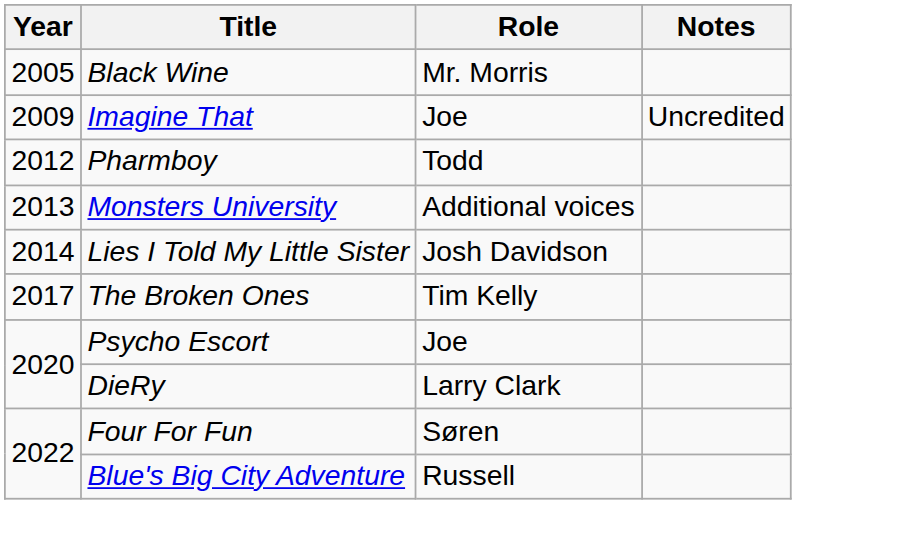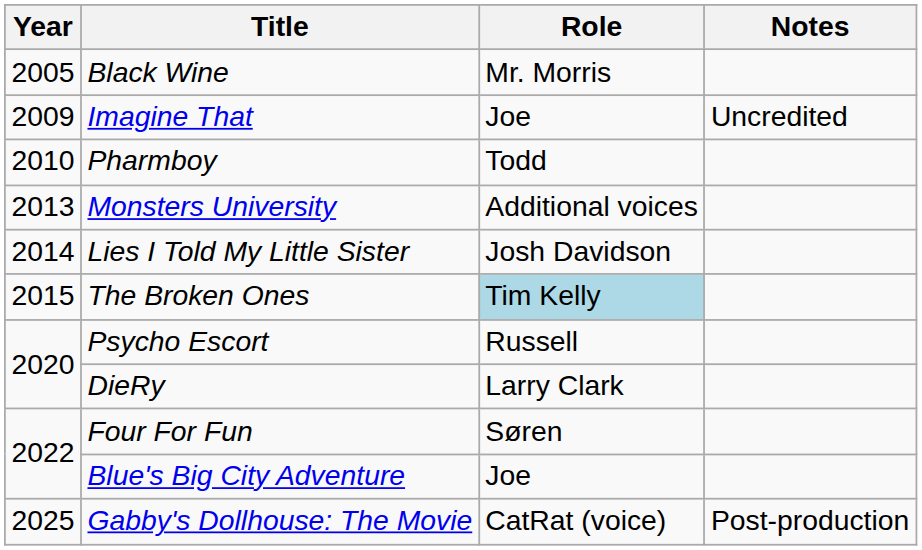(43, 161) 2012 -> (43, 161) 2010
(43, 296) 2017 -> (43, 296) 2015
(480, 296) no background -> (543, 296) lightblue background
(445, 341) Joe -> (532, 341) Russell
(469, 476) Russell -> (508, 476) Joe
+ row: (280, 521)
